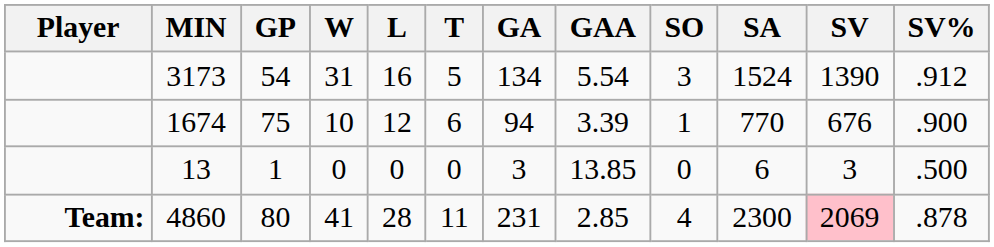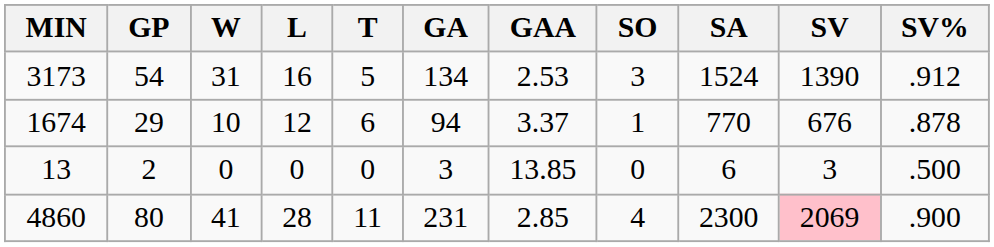- column: (78, 28)
(603, 75) 5.54 -> (543, 75) 2.53
(275, 122) 75 -> (149, 122) 29
(603, 122) 3.39 -> (543, 122) 3.37
(942, 122) .900 -> (935, 122) .878
(275, 169) 1 -> (149, 169) 2
(942, 216) .878 -> (935, 216) .900
